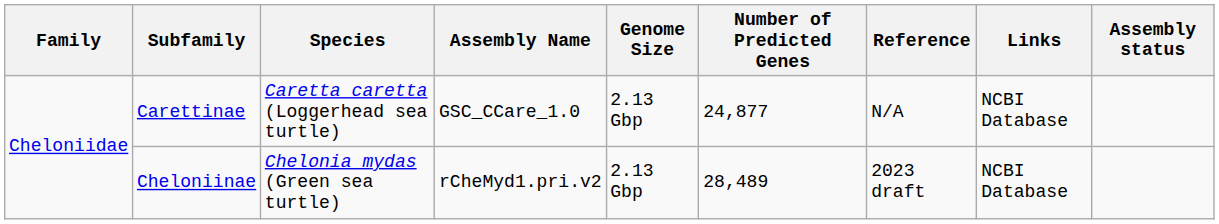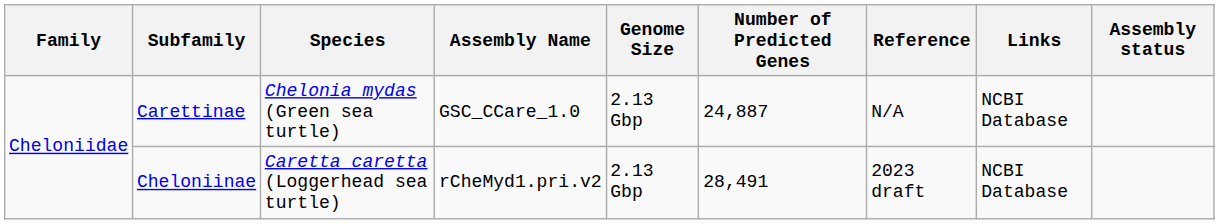(346, 111) Caretta caretta (Loggerhead sea turtle) -> (341, 111) Chelonia mydas (Green sea turtle)
(736, 111) 24,877 -> (736, 111) 24,887
(341, 183) Chelonia mydas (Green sea turtle) -> (346, 183) Caretta caretta (Loggerhead sea turtle)
(736, 183) 28,489 -> (736, 183) 28,491
